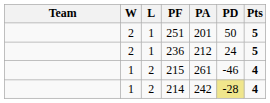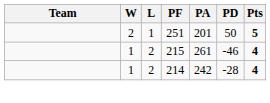- row: (175, 51)
(230, 88) khaki background -> (230, 70) no background
